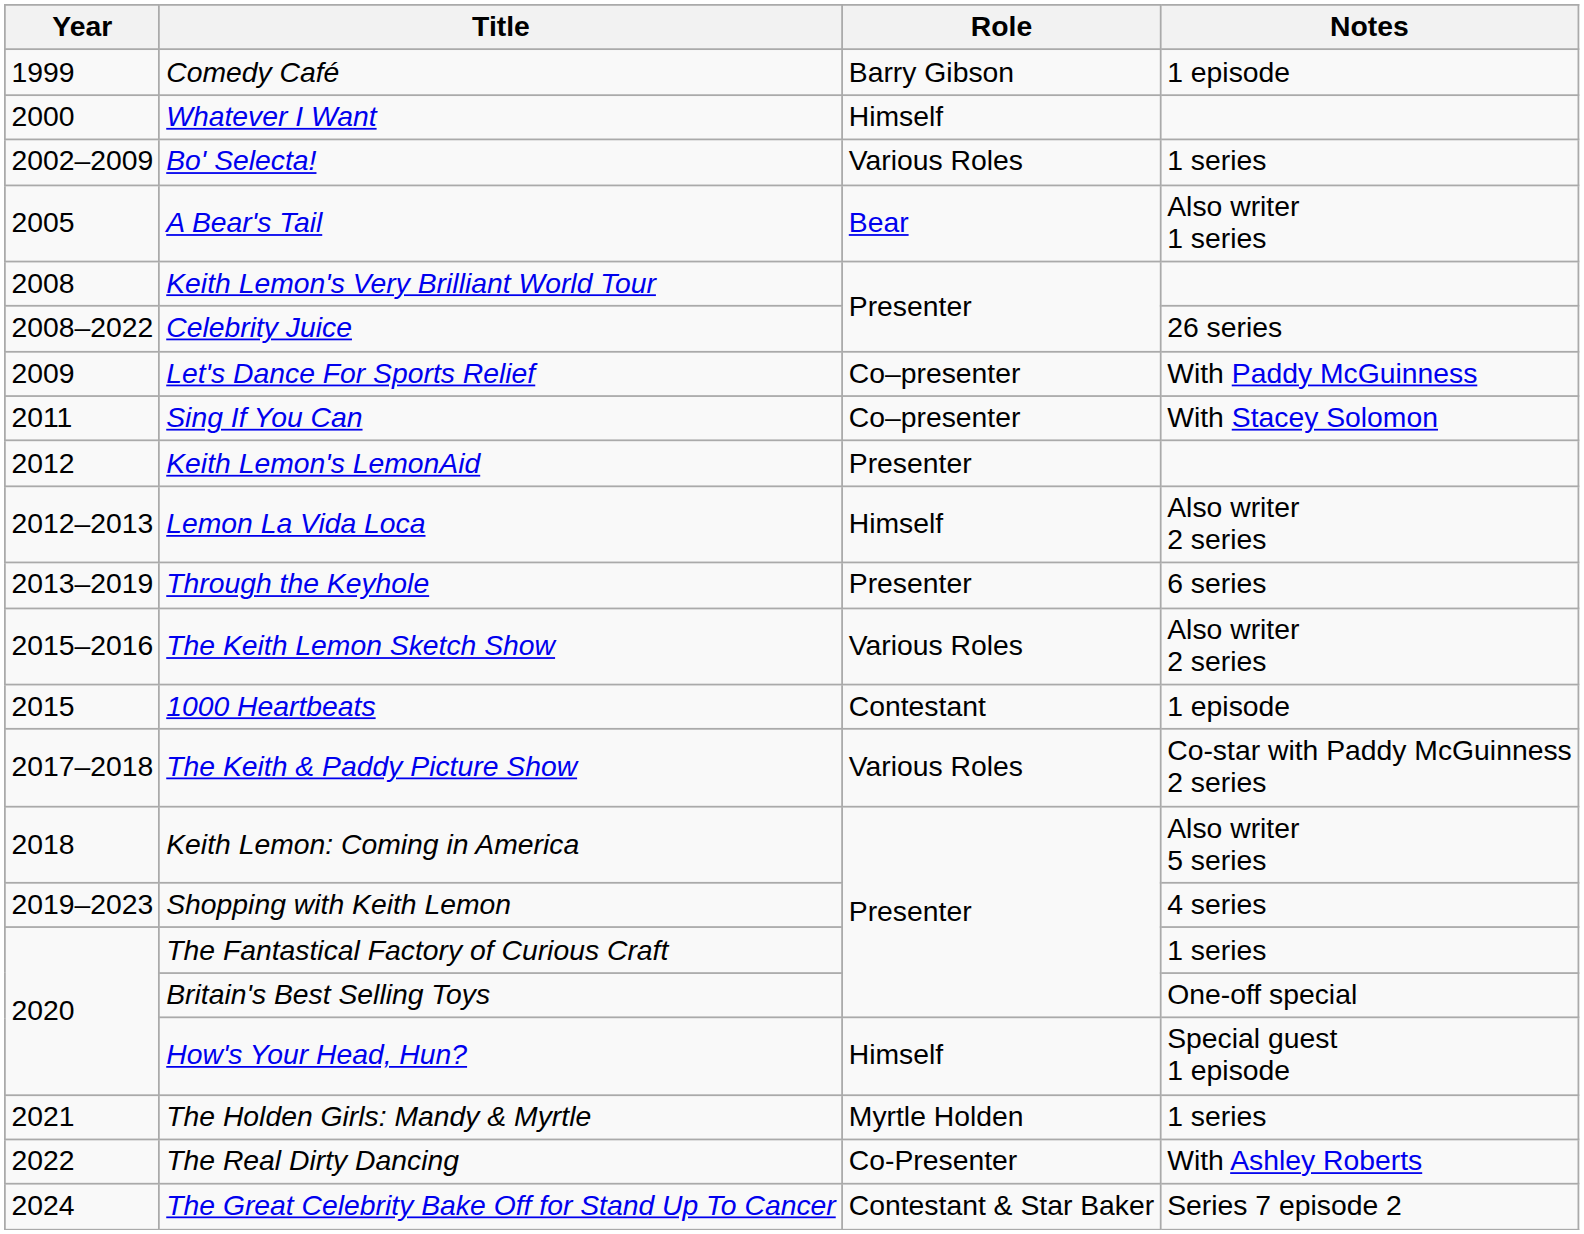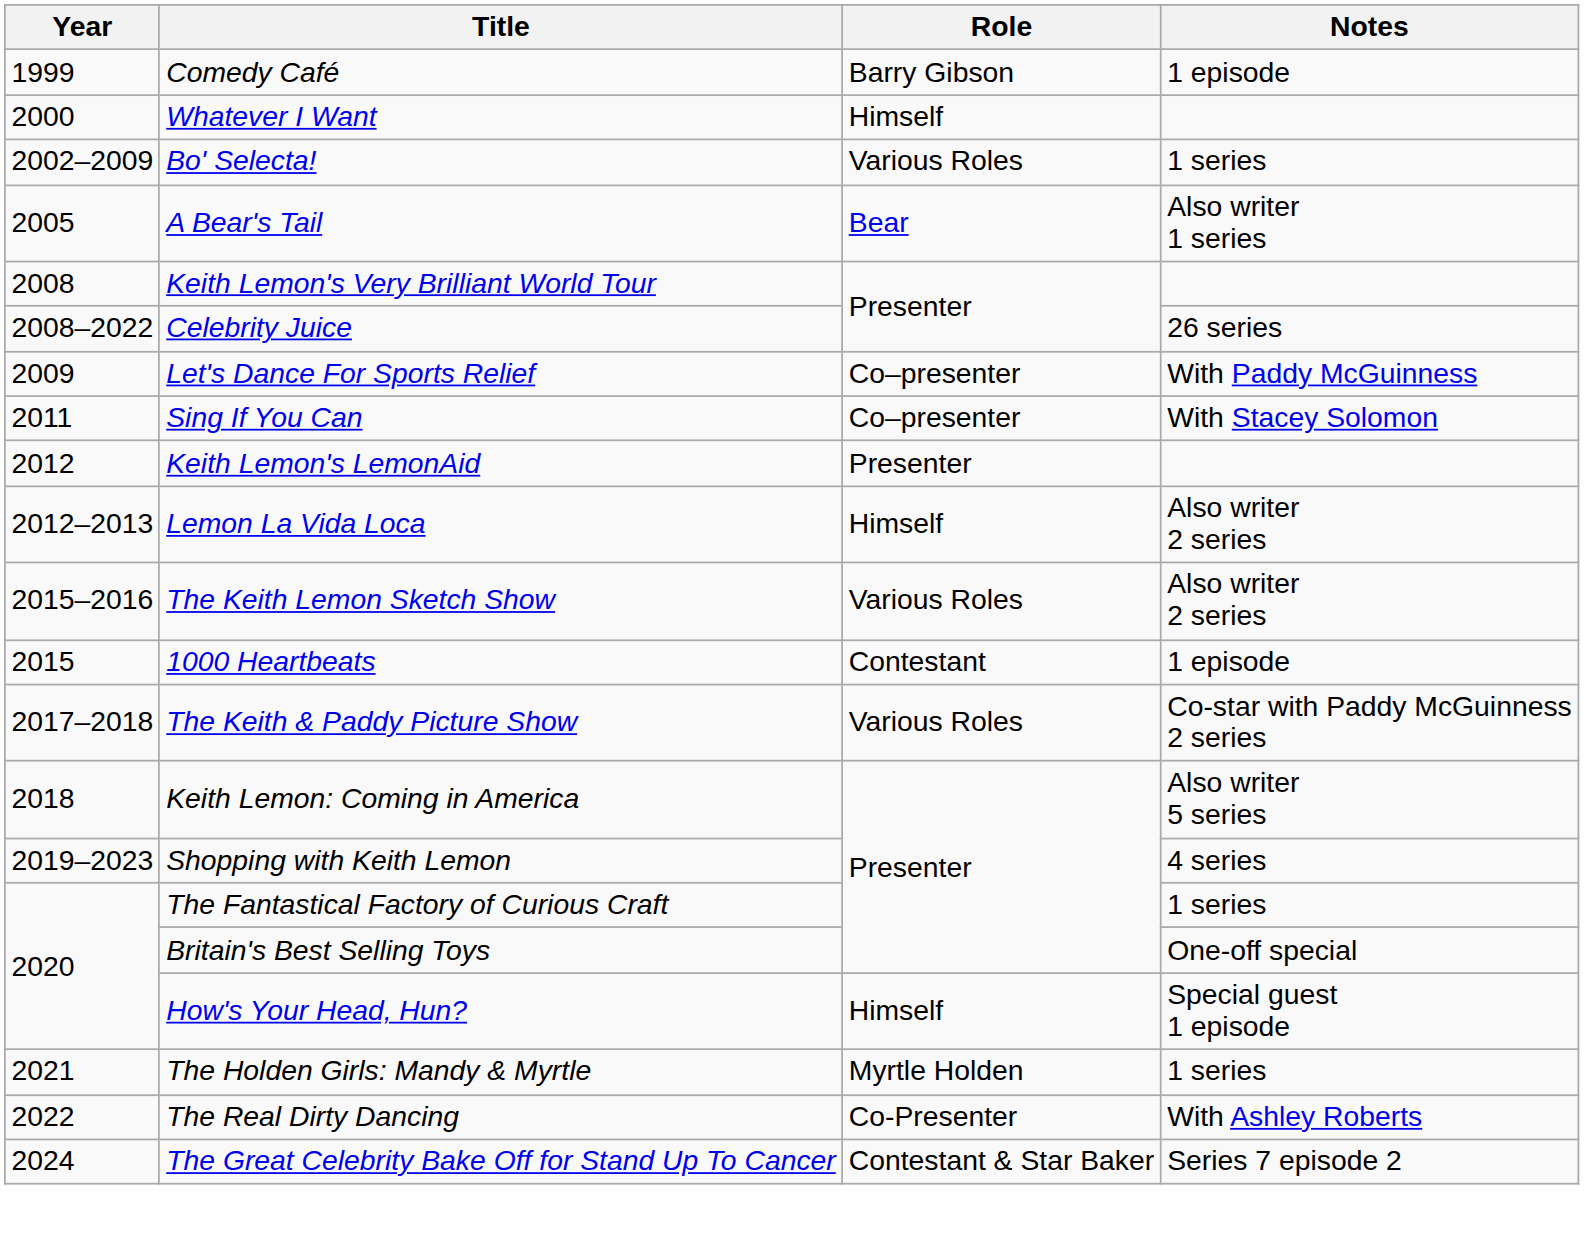- row: (298, 584)
